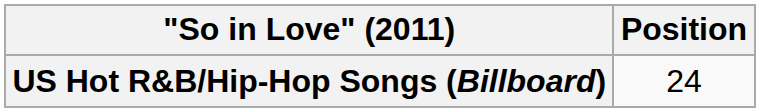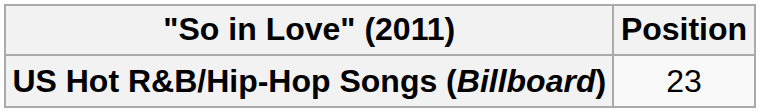(684, 80) 24 -> (684, 80) 23
